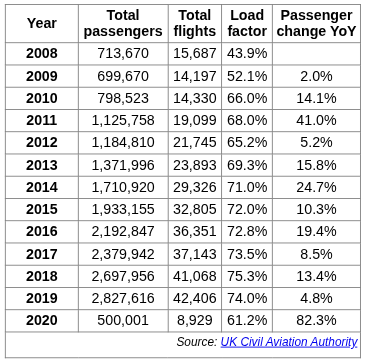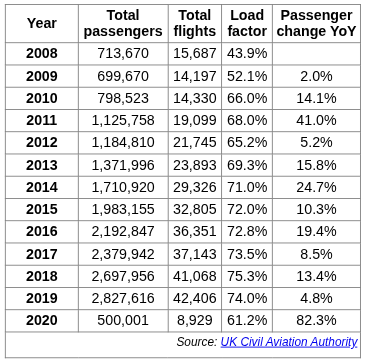(123, 209) 1,933,155 -> (123, 209) 1,983,155
